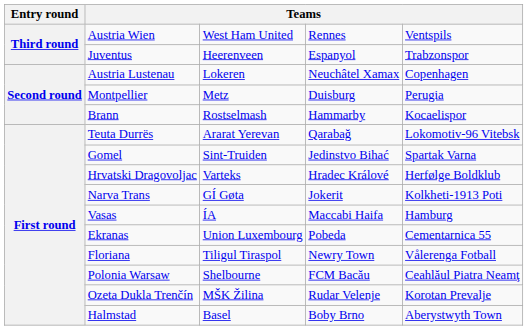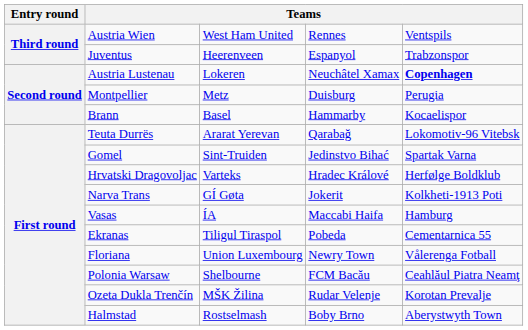(437, 74) normal -> (439, 74) bold
(235, 114) Rostselmash -> (217, 114) Basel
(253, 235) Union Luxembourg -> (242, 235) Tiligul Tiraspol
(242, 255) Tiligul Tiraspol -> (253, 255) Union Luxembourg
(217, 315) Basel -> (235, 315) Rostselmash
